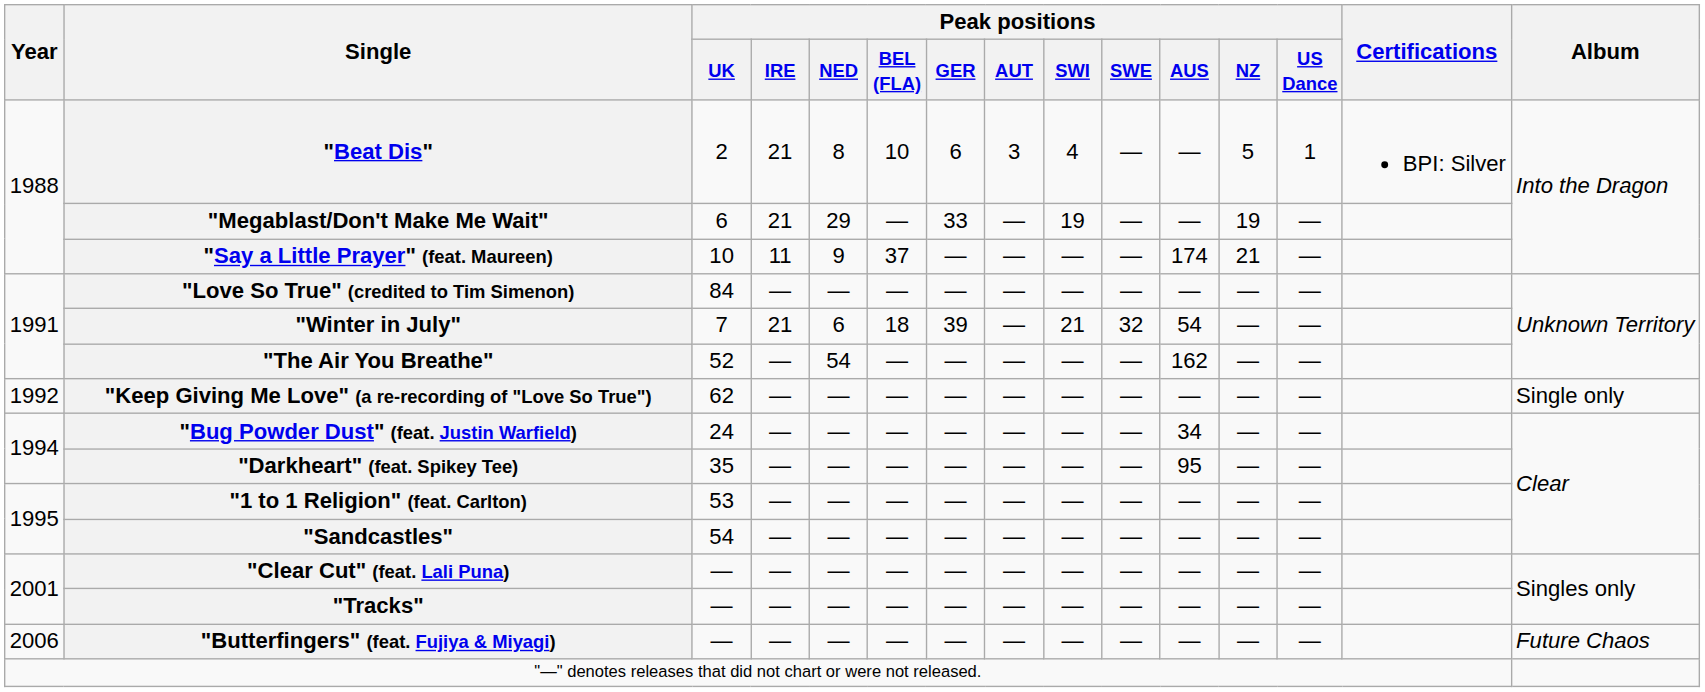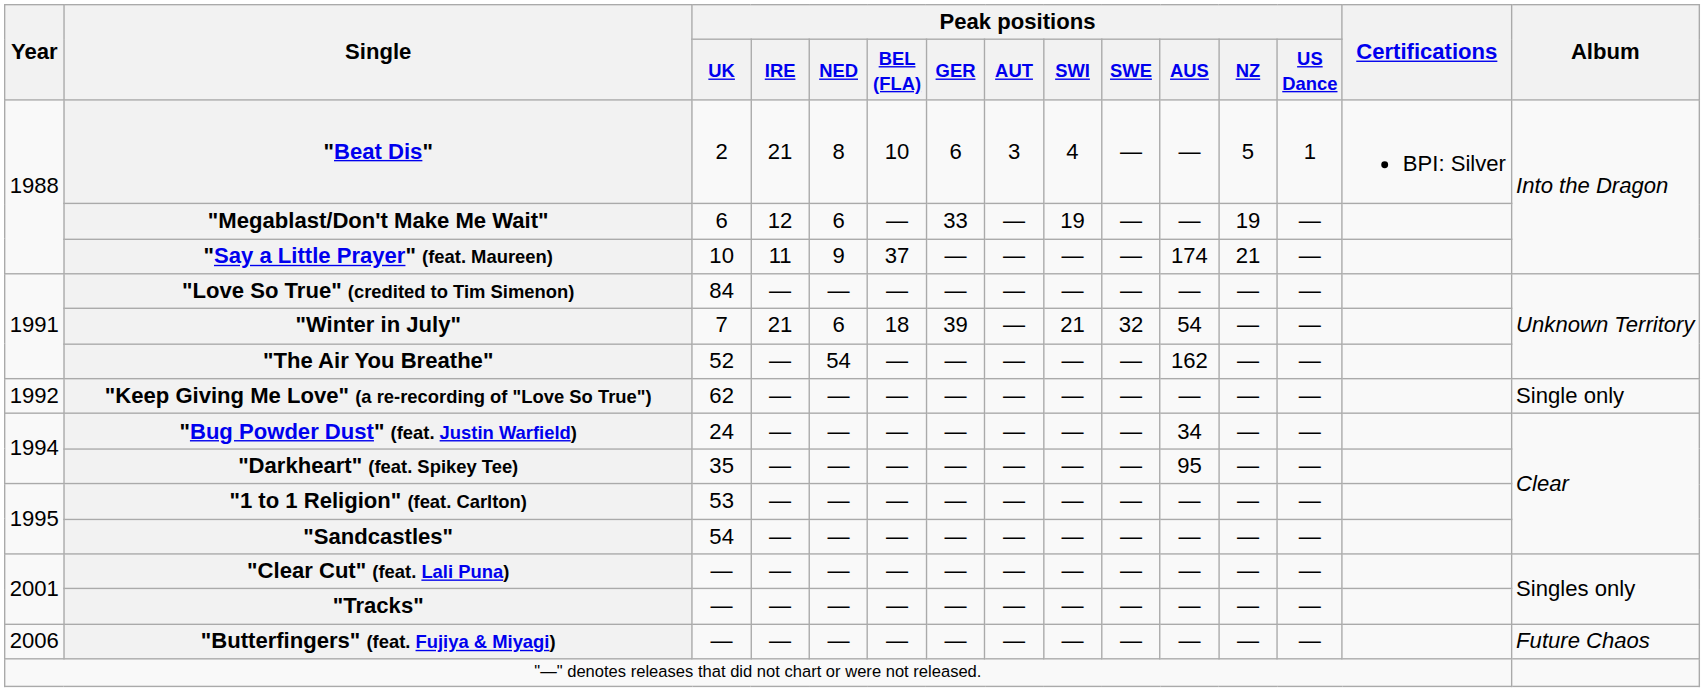(780, 220) 21 -> (780, 220) 12
(839, 220) 29 -> (839, 220) 6
